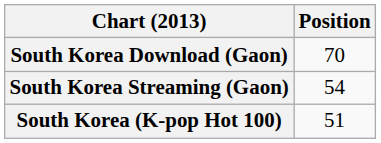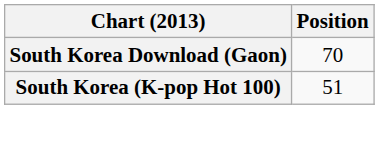- row: (149, 87)
